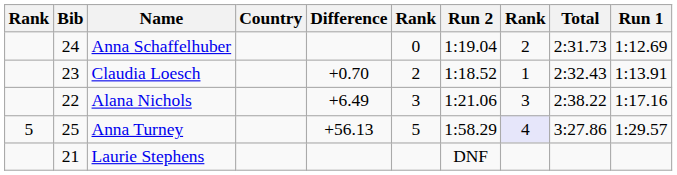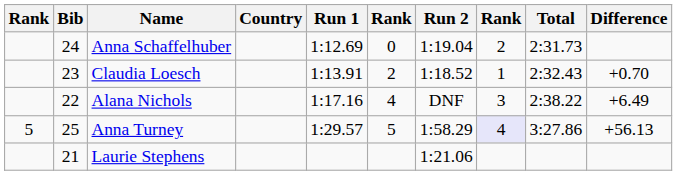columns swapped: (641, 18) <-> (349, 18)
(416, 101) 3 -> (391, 101) 4
(471, 101) 1:21.06 -> (446, 101) DNF
(471, 156) DNF -> (446, 156) 1:21.06
